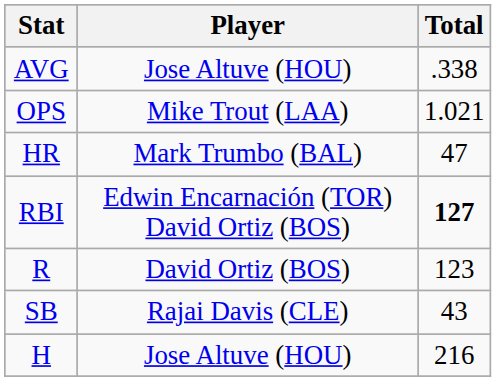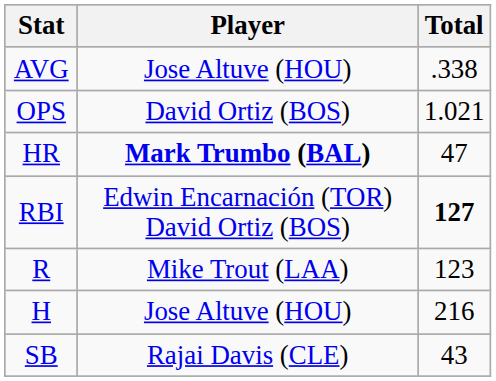(248, 111) Mike Trout (LAA) -> (248, 111) David Ortiz (BOS)
(248, 153) normal -> (248, 153) bold
(248, 269) David Ortiz (BOS) -> (248, 269) Mike Trout (LAA)
rows swapped: (41, 354) <-> (41, 311)
